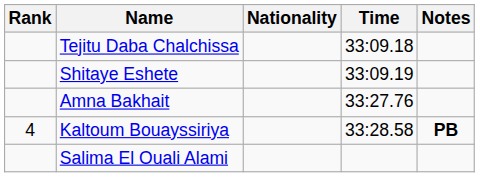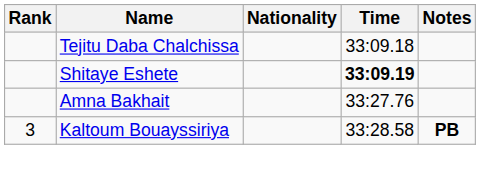(379, 74) normal -> (380, 74) bold
(30, 130) 4 -> (30, 130) 3
- row: (144, 158)
